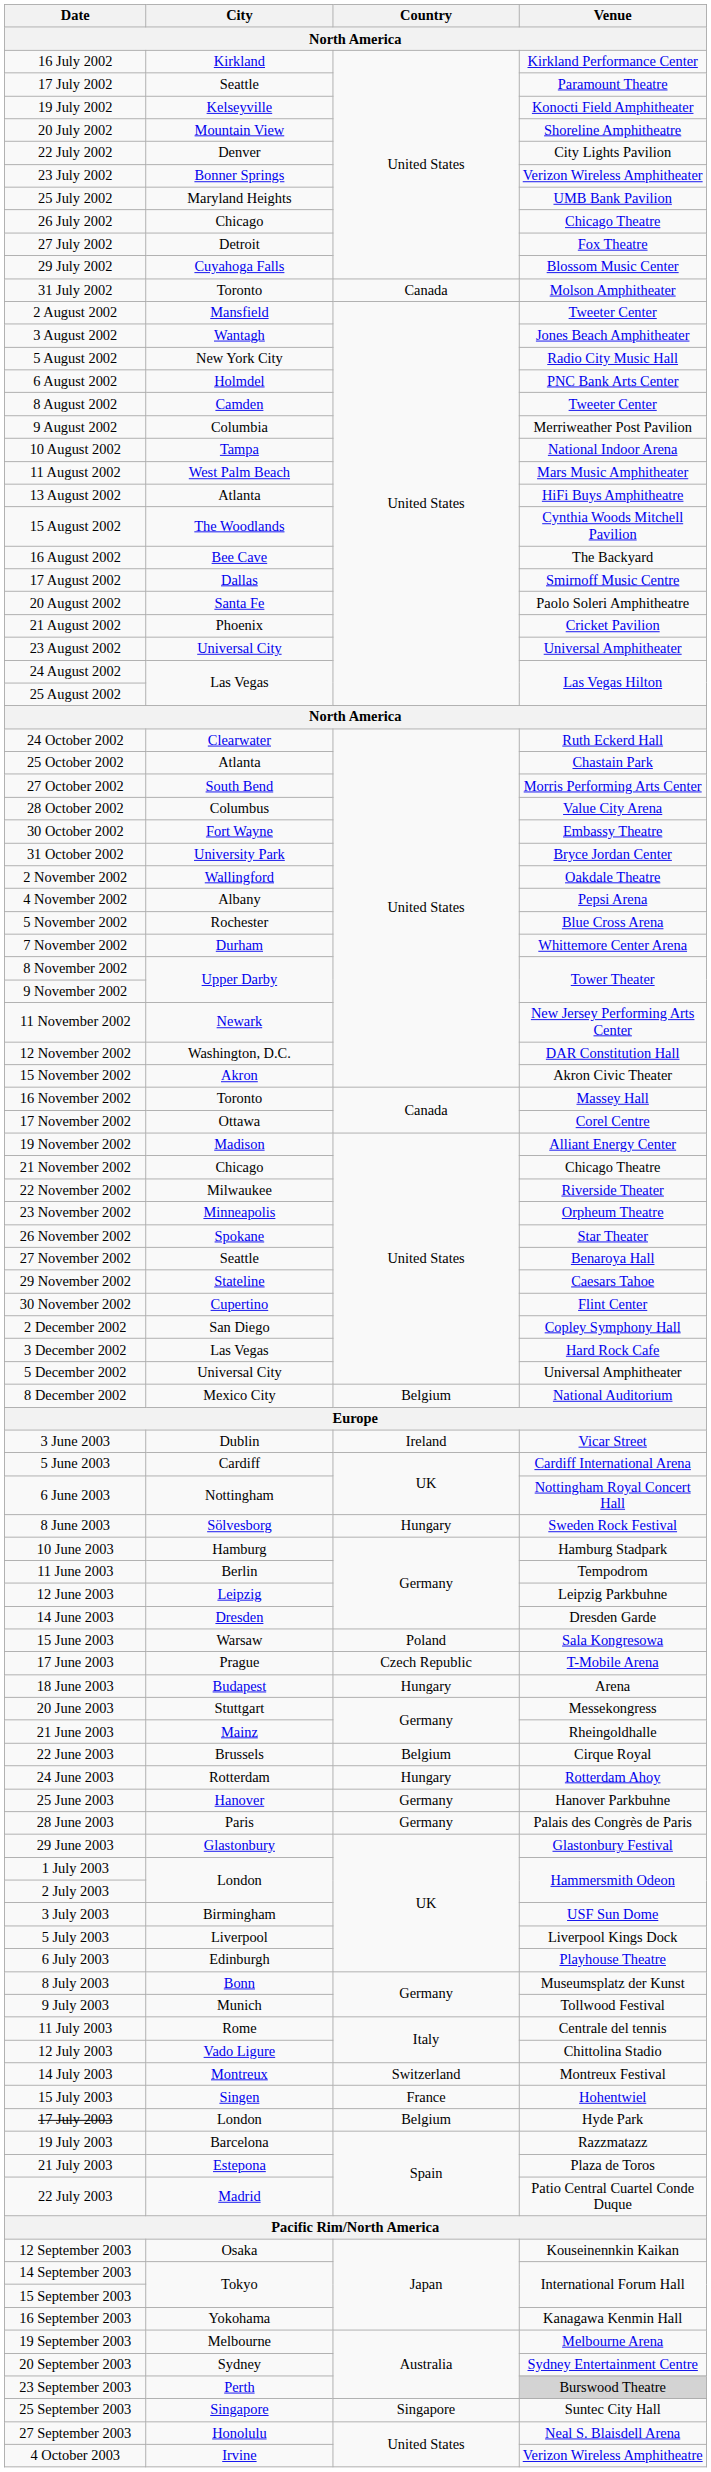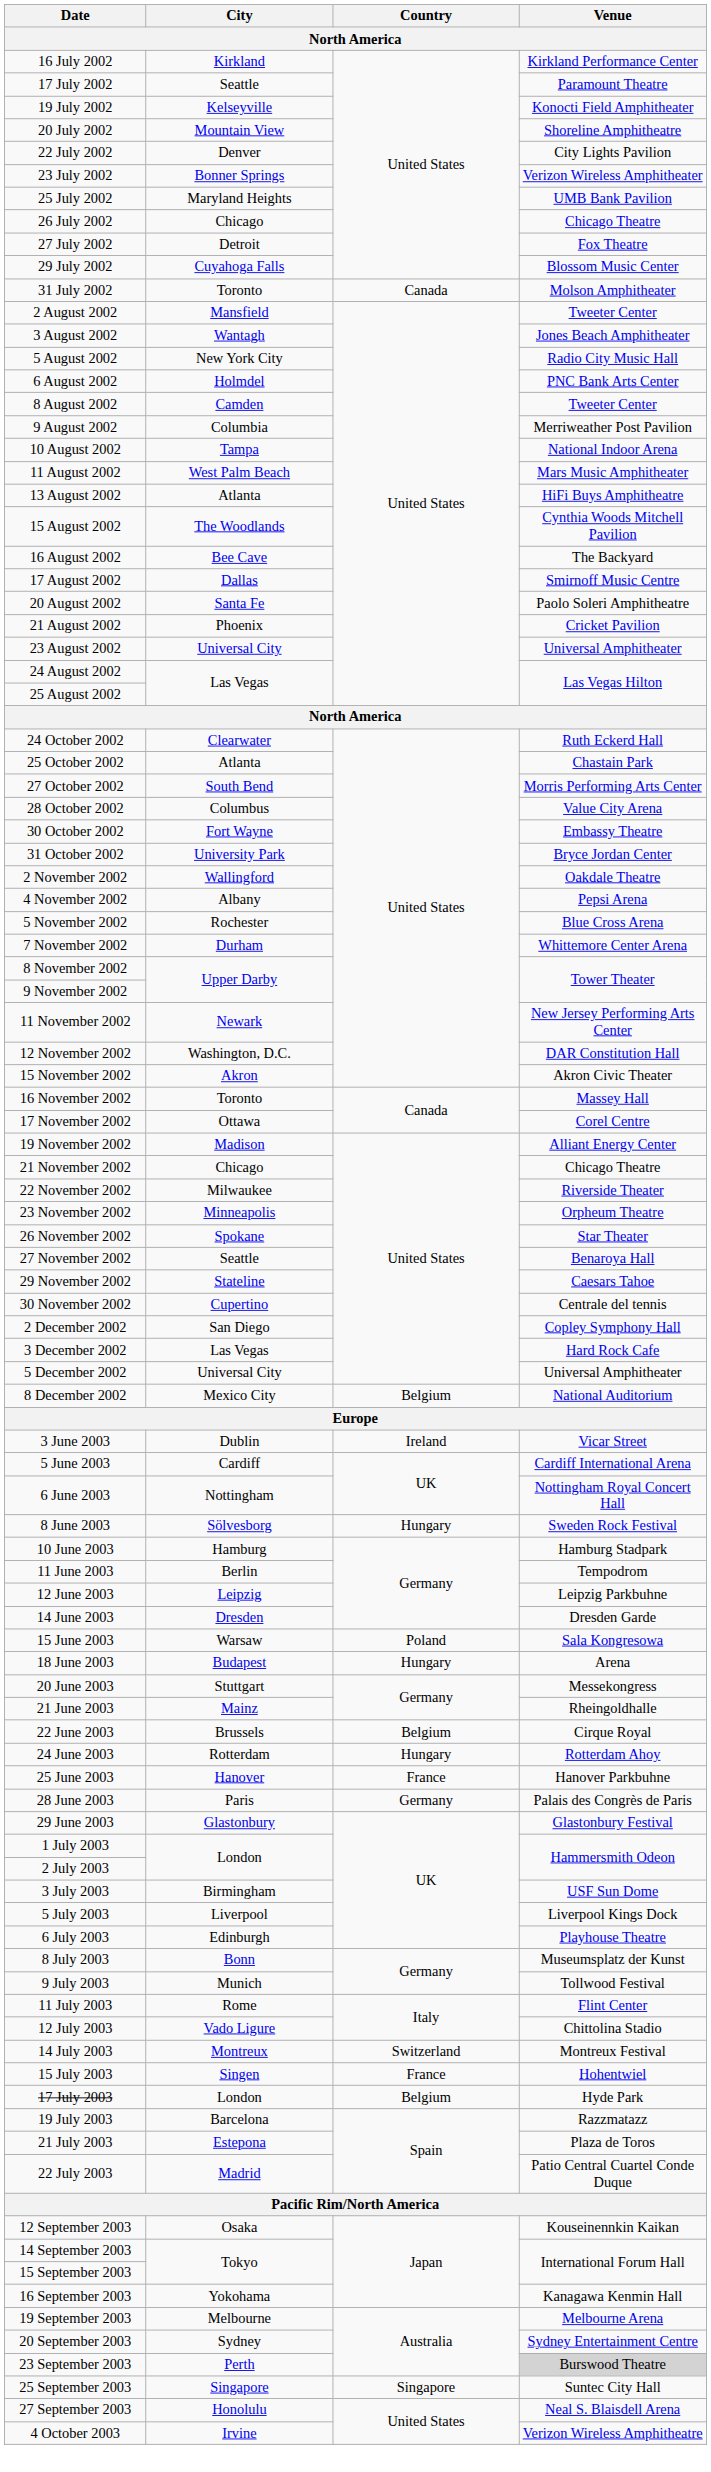(613, 1304) Flint Center -> (613, 1304) Centrale del tennis
- row: (75, 1663)
(426, 1800) Germany -> (426, 1777) France
(613, 2028) Centrale del tennis -> (613, 2005) Flint Center
